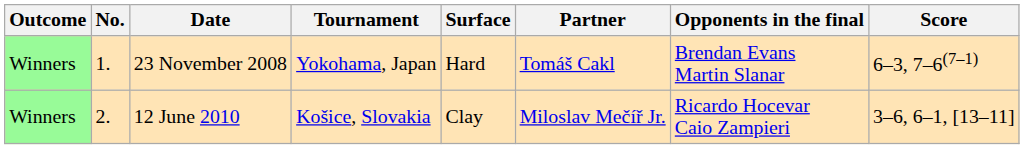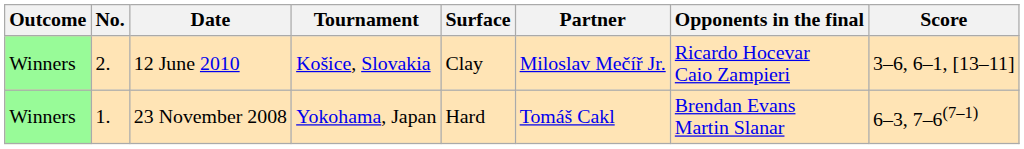rows swapped: (210, 62) <-> (187, 116)
